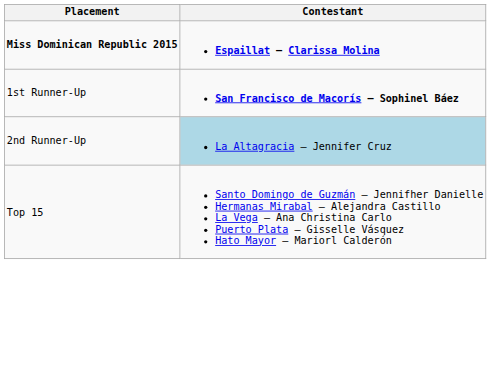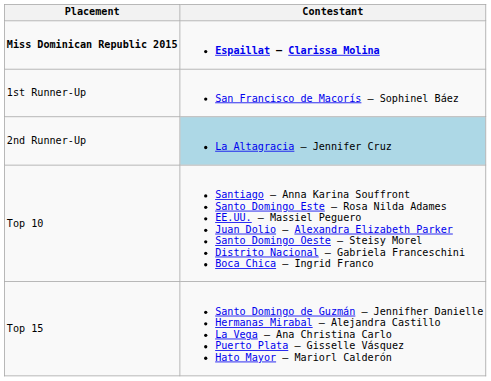(333, 99) bold -> (333, 99) normal
+ row: (25, 224)
